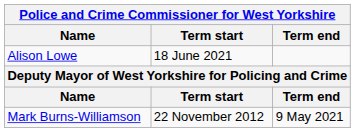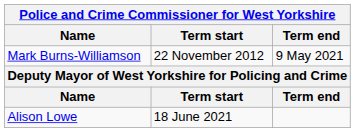rows swapped: (74, 117) <-> (42, 55)
